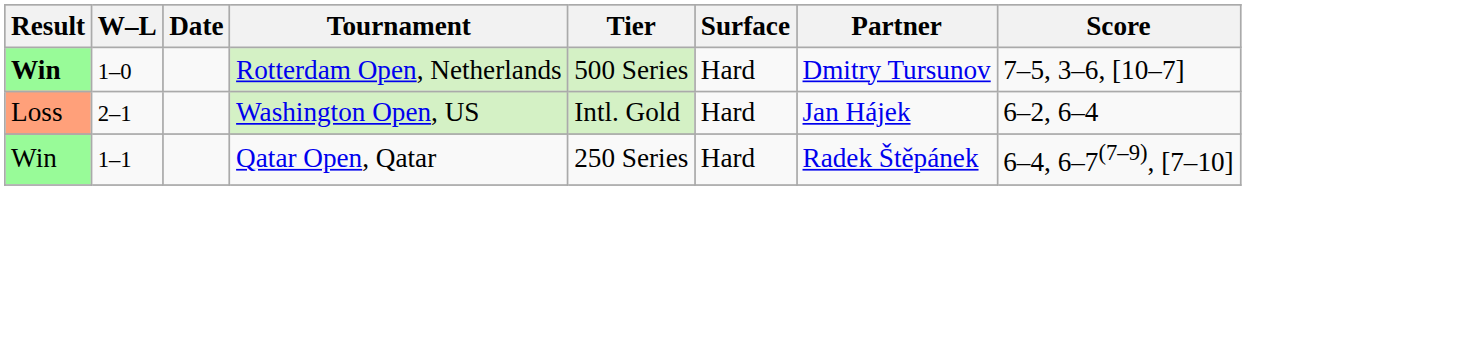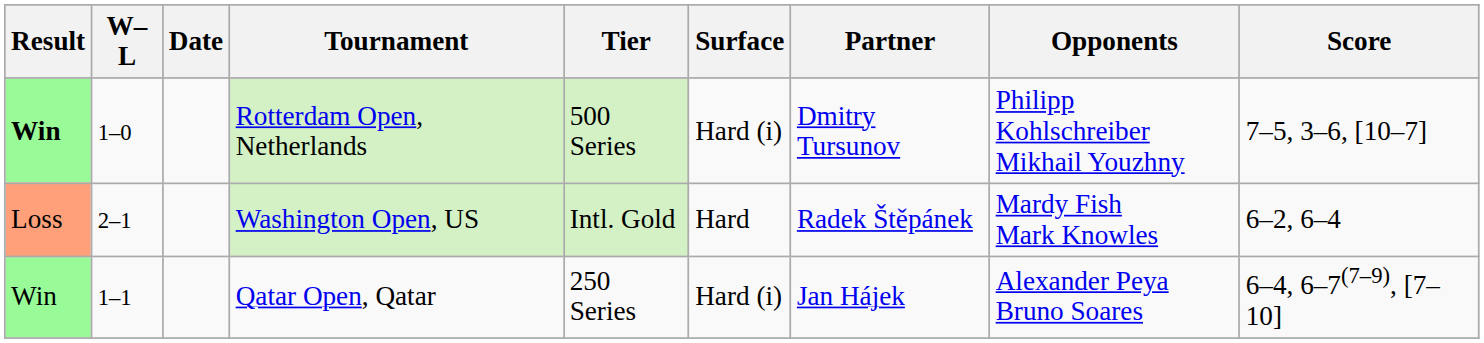+ column: (1114, 41)
(728, 69) Hard -> (739, 130) Hard (i)
(857, 112) Jan Hájek -> (885, 219) Radek Štěpánek
(728, 159) Hard -> (739, 296) Hard (i)
(891, 159) Radek Štěpánek -> (851, 296) Jan Hájek
